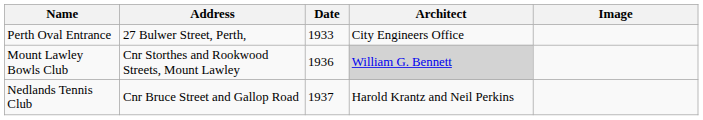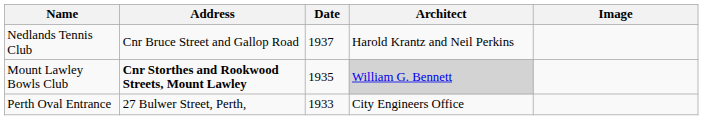rows swapped: (50, 97) <-> (59, 34)
(196, 62) normal -> (201, 76) bold
(321, 62) 1936 -> (321, 76) 1935
